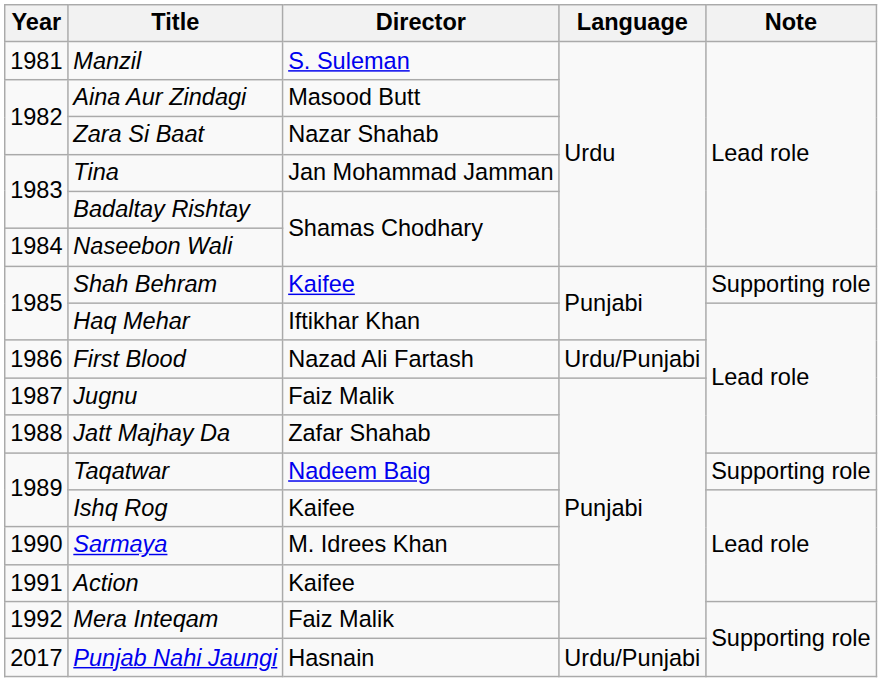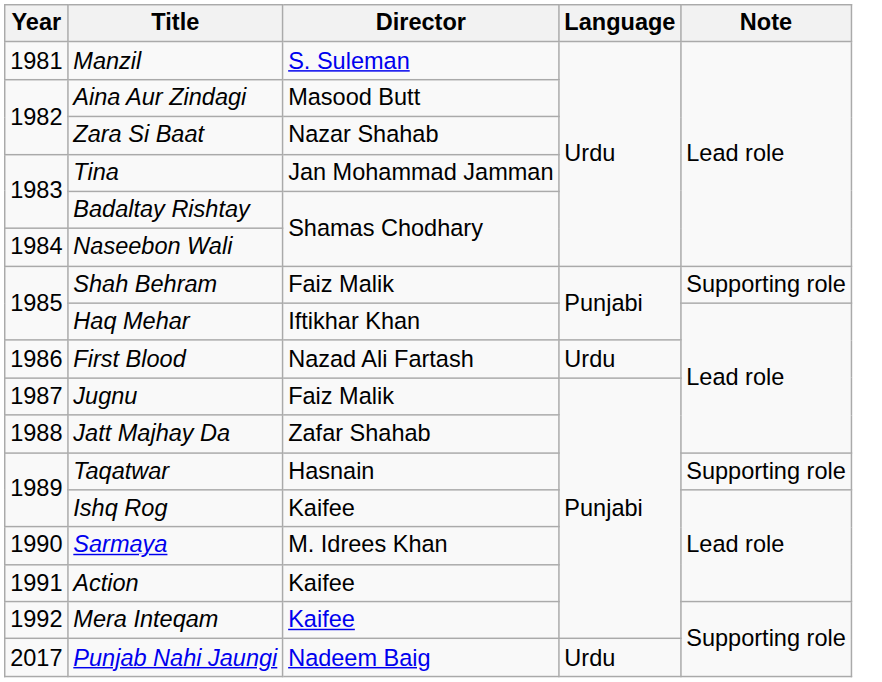(321, 284) Kaifee -> (341, 284) Faiz Malik
(632, 358) Urdu/Punjabi -> (590, 358) Urdu
(359, 470) Nadeem Baig -> (331, 470) Hasnain
(341, 619) Faiz Malik -> (321, 619) Kaifee
(331, 657) Hasnain -> (359, 657) Nadeem Baig
(632, 657) Urdu/Punjabi -> (590, 657) Urdu
